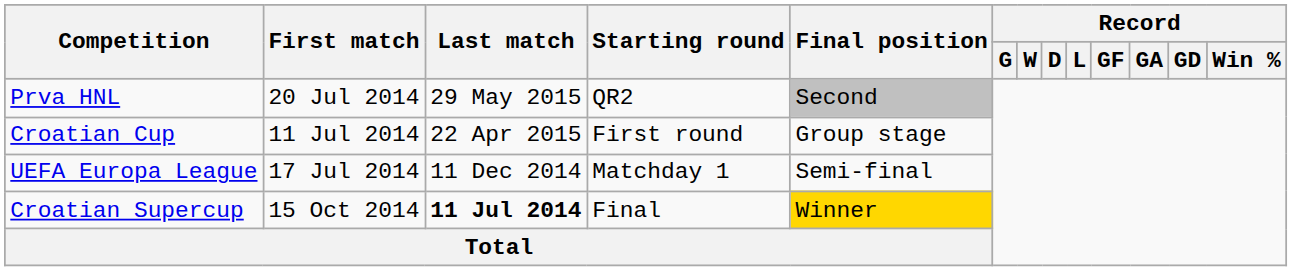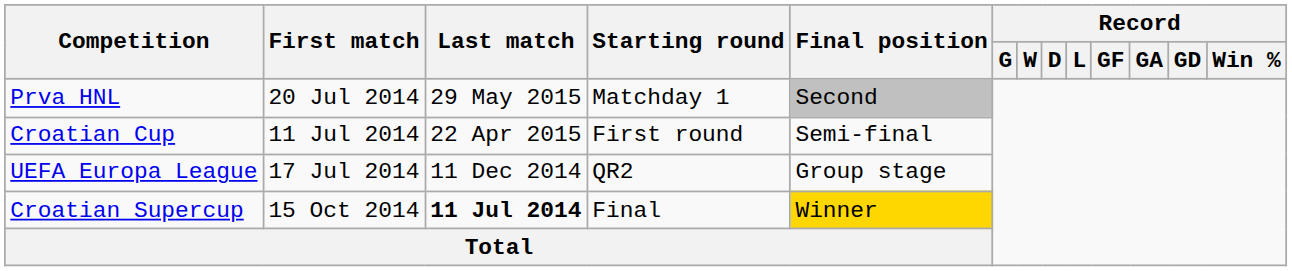(613, 98) QR2 -> (661, 98) Matchday 1
(871, 135) Group stage -> (864, 135) Semi-final
(661, 173) Matchday 1 -> (613, 173) QR2
(864, 173) Semi-final -> (871, 173) Group stage
